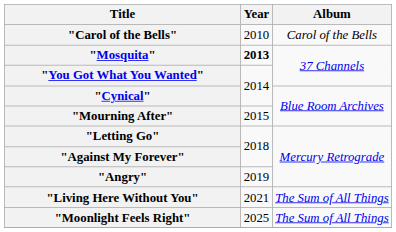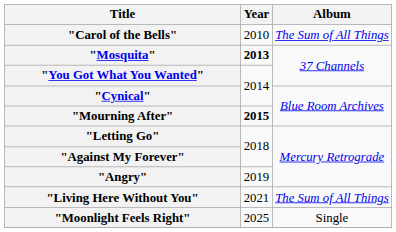(332, 34) Carol of the Bells -> (332, 34) The Sum of All Things
(256, 116) normal -> (256, 116) bold
(332, 217) The Sum of All Things -> (332, 217) Single
